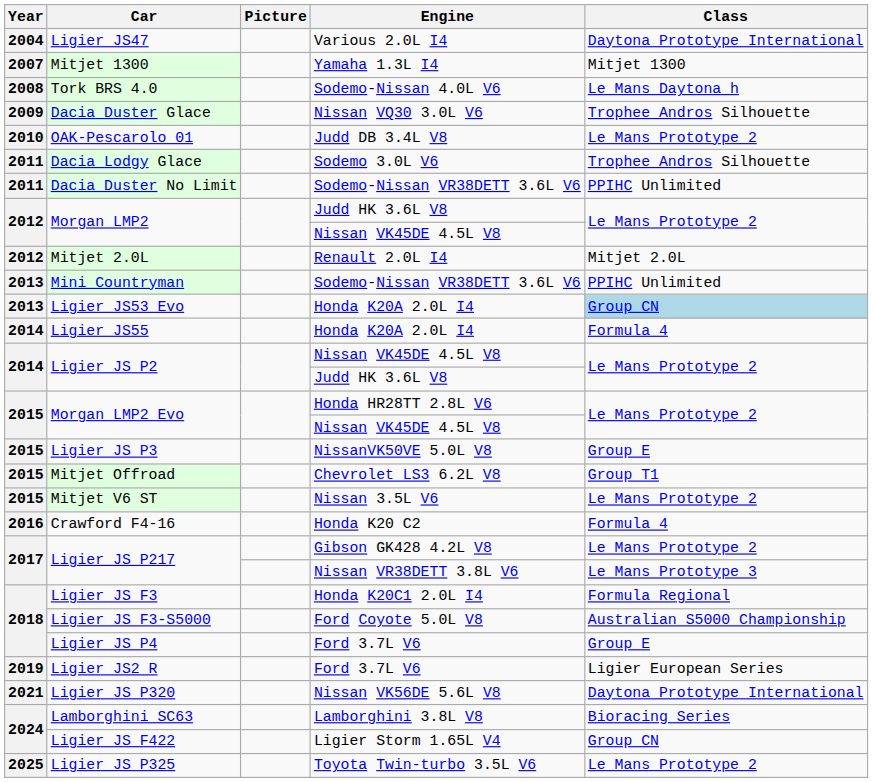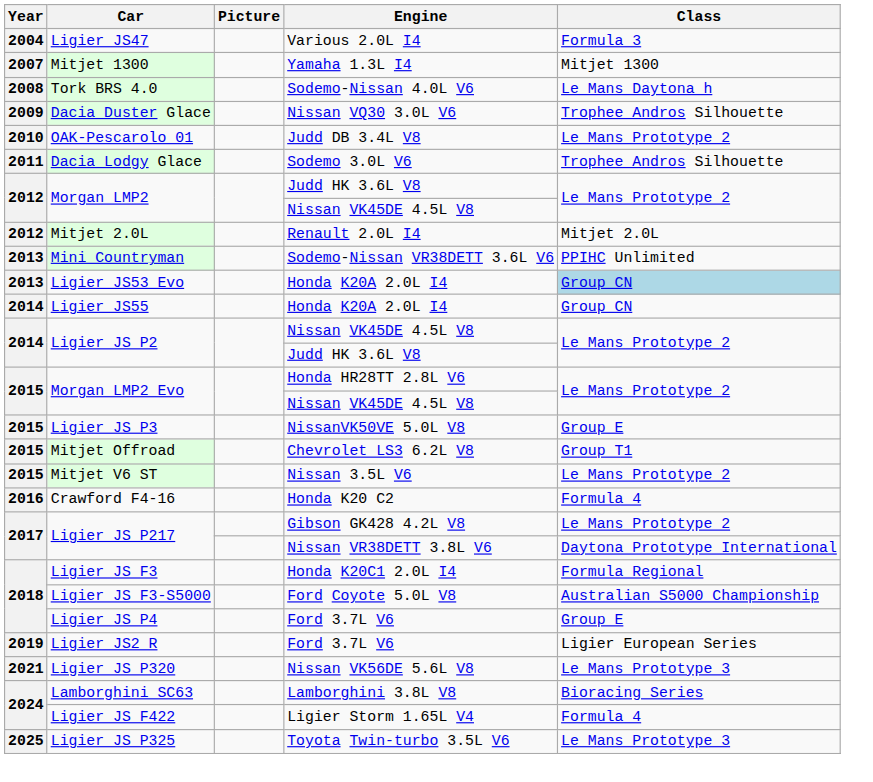(726, 41) Daytona Prototype International -> (601, 41) Formula 3
- row: (144, 186)
(628, 331) Formula 4 -> (597, 306) Group CN
(672, 572) Le Mans Prototype 3 -> (699, 548) Daytona Prototype International
(726, 693) Daytona Prototype International -> (646, 669) Le Mans Prototype 3
(623, 741) Group CN -> (601, 717) Formula 4
(672, 765) Le Mans Prototype 2 -> (646, 741) Le Mans Prototype 3
